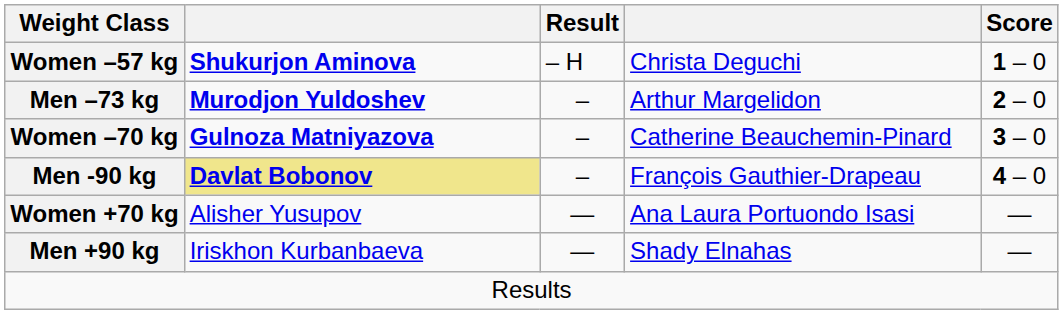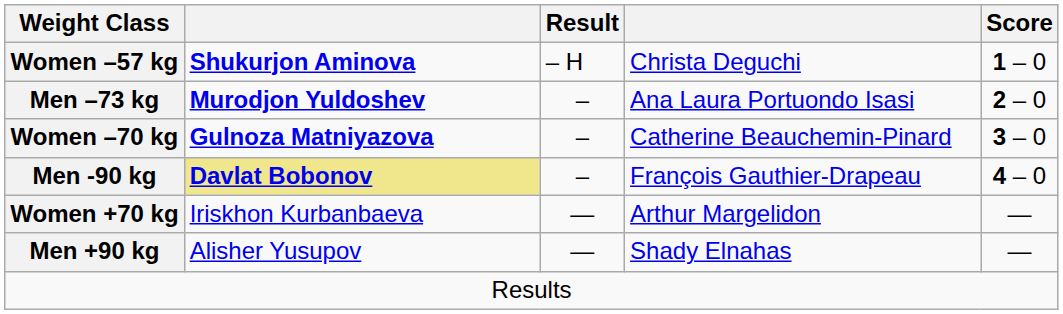(725, 99) Arthur Margelidon -> (772, 99) Ana Laura Portuondo Isasi
(275, 213) Alisher Yusupov -> (306, 213) Iriskhon Kurbanbaeva
(772, 213) Ana Laura Portuondo Isasi -> (725, 213) Arthur Margelidon
(306, 251) Iriskhon Kurbanbaeva -> (275, 251) Alisher Yusupov
